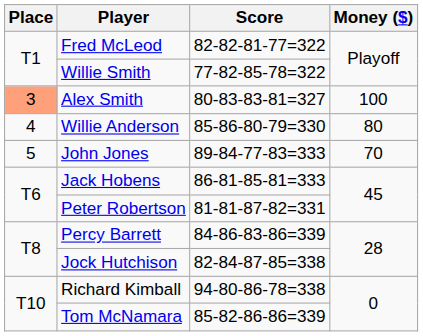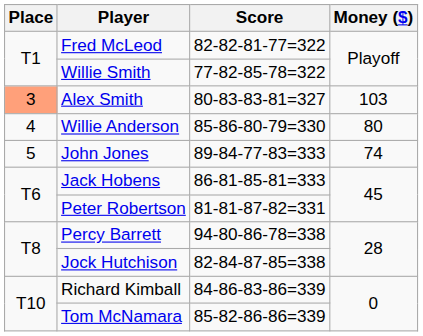(373, 99) 100 -> (373, 99) 103
(373, 153) 70 -> (373, 153) 74
(260, 235) 84-86-83-86=339 -> (260, 235) 94-80-86-78=338
(260, 289) 94-80-86-78=338 -> (260, 289) 84-86-83-86=339
